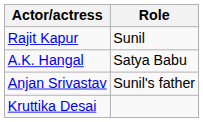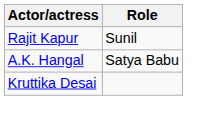- row: (57, 83)
